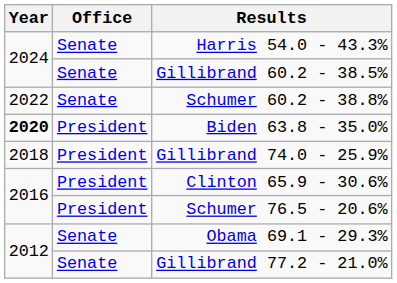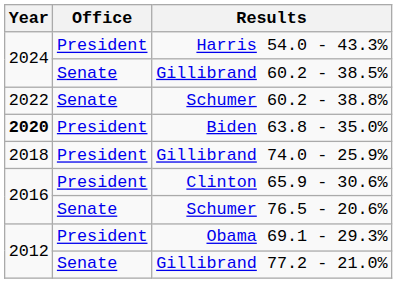(87, 46) Senate -> (102, 46) President
(102, 210) President -> (87, 210) Senate
(87, 237) Senate -> (102, 237) President
